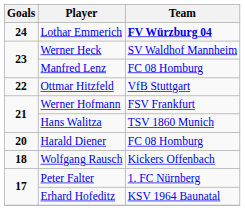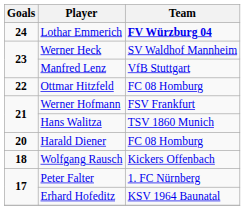(165, 68) FC 08 Homburg -> (159, 68) VfB Stuttgart
(159, 86) VfB Stuttgart -> (165, 86) FC 08 Homburg
